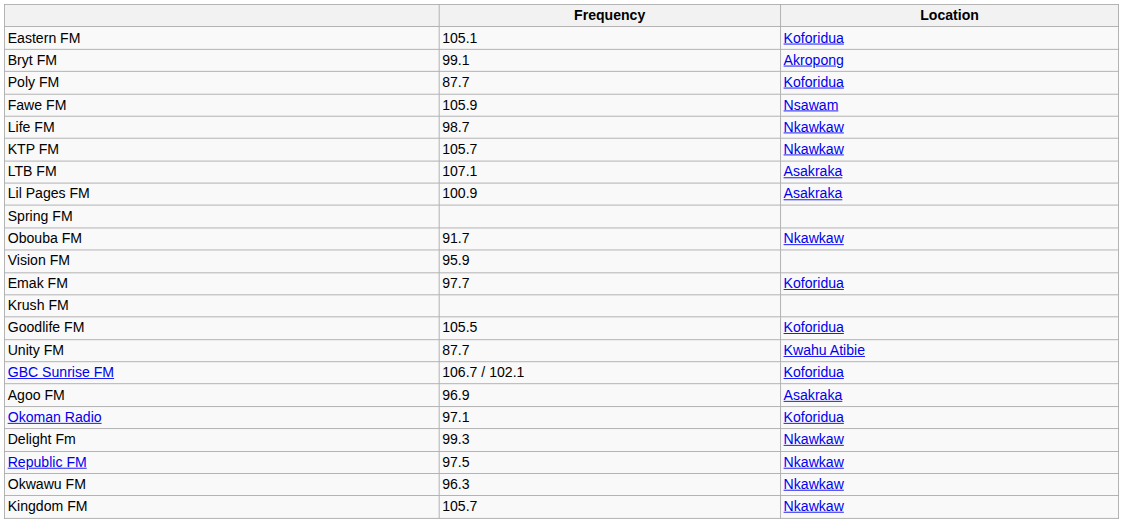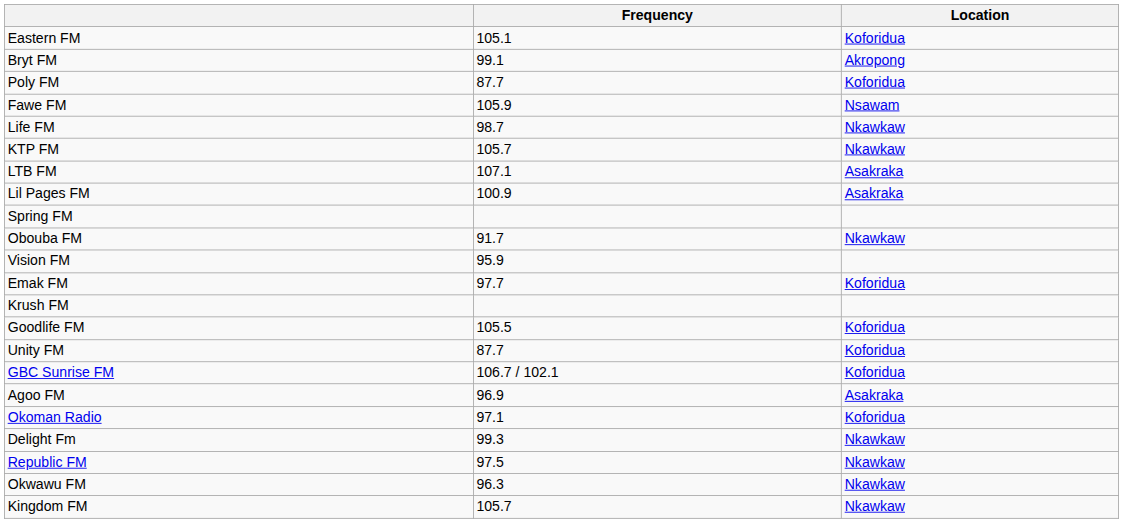(824, 350) Kwahu Atibie -> (875, 350) Koforidua
